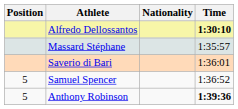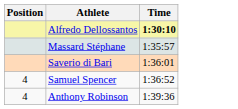- column: (168, 12)
(25, 79) 5 -> (25, 79) 4
(25, 96) 5 -> (25, 96) 4
(214, 96) bold -> (158, 96) normal
